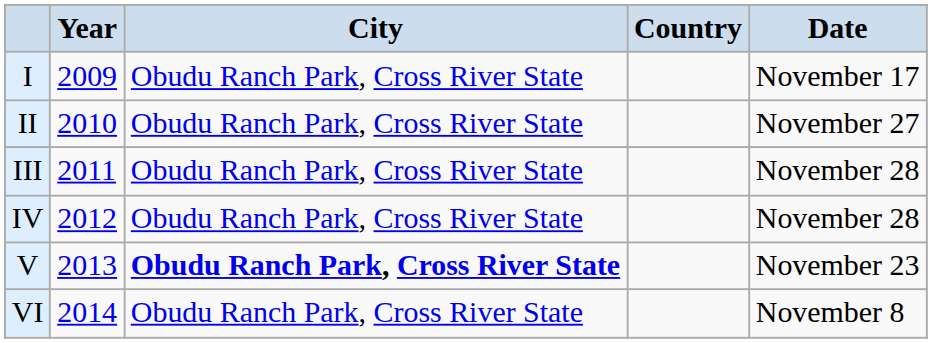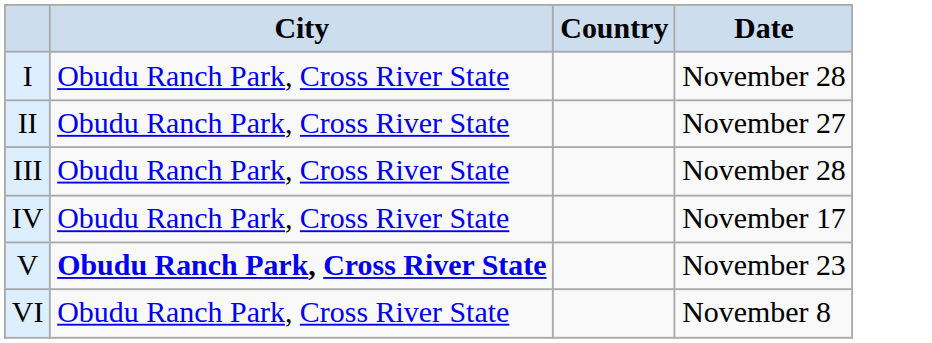- column: (87, 28)
(838, 75) November 17 -> (764, 75) November 28
(838, 218) November 28 -> (764, 218) November 17
